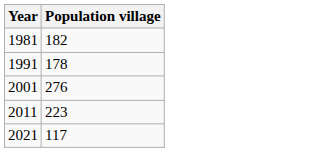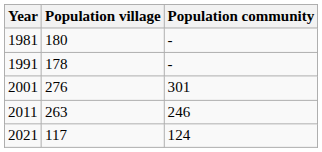+ column: (241, 16)
(56, 40) 182 -> (56, 40) 180
(56, 111) 223 -> (56, 111) 263
